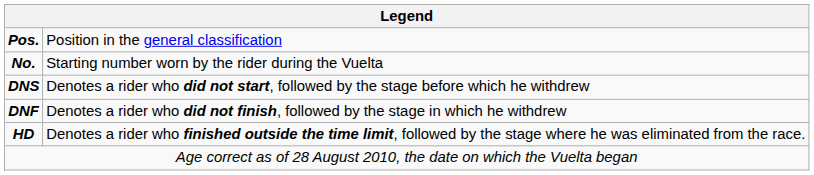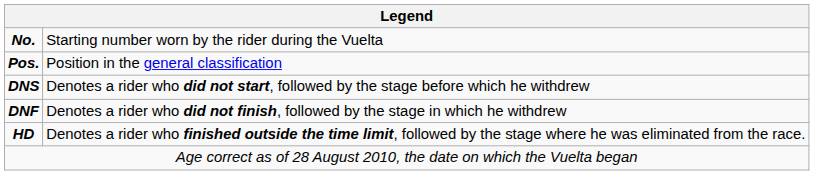rows swapped: (24, 63) <-> (24, 39)
